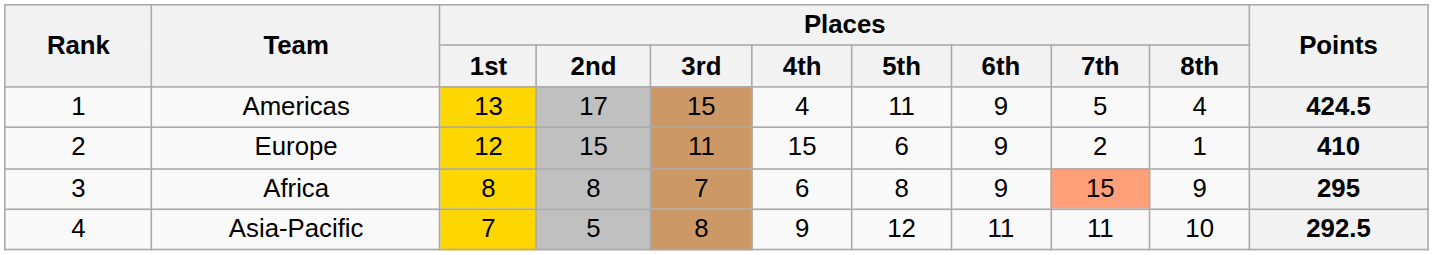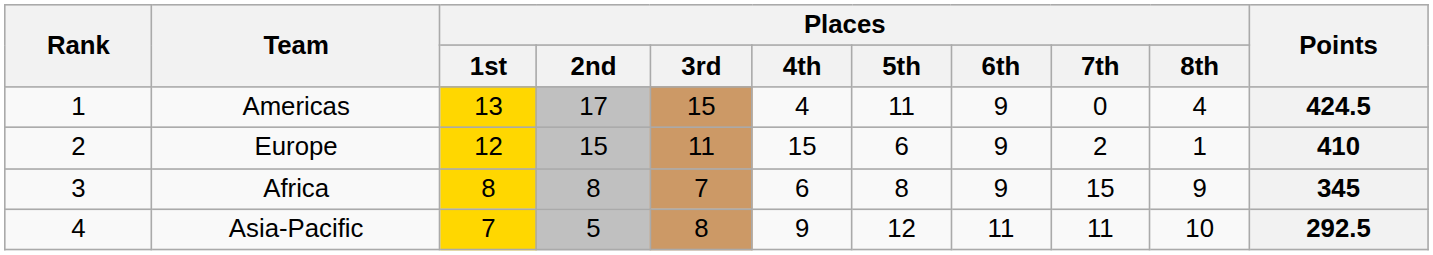(1100, 106) 5 -> (1100, 106) 0
(1100, 188) lightsalmon background -> (1100, 188) no background
(1339, 188) 295 -> (1339, 188) 345
